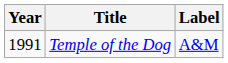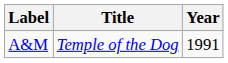columns swapped: (25, 17) <-> (199, 17)
